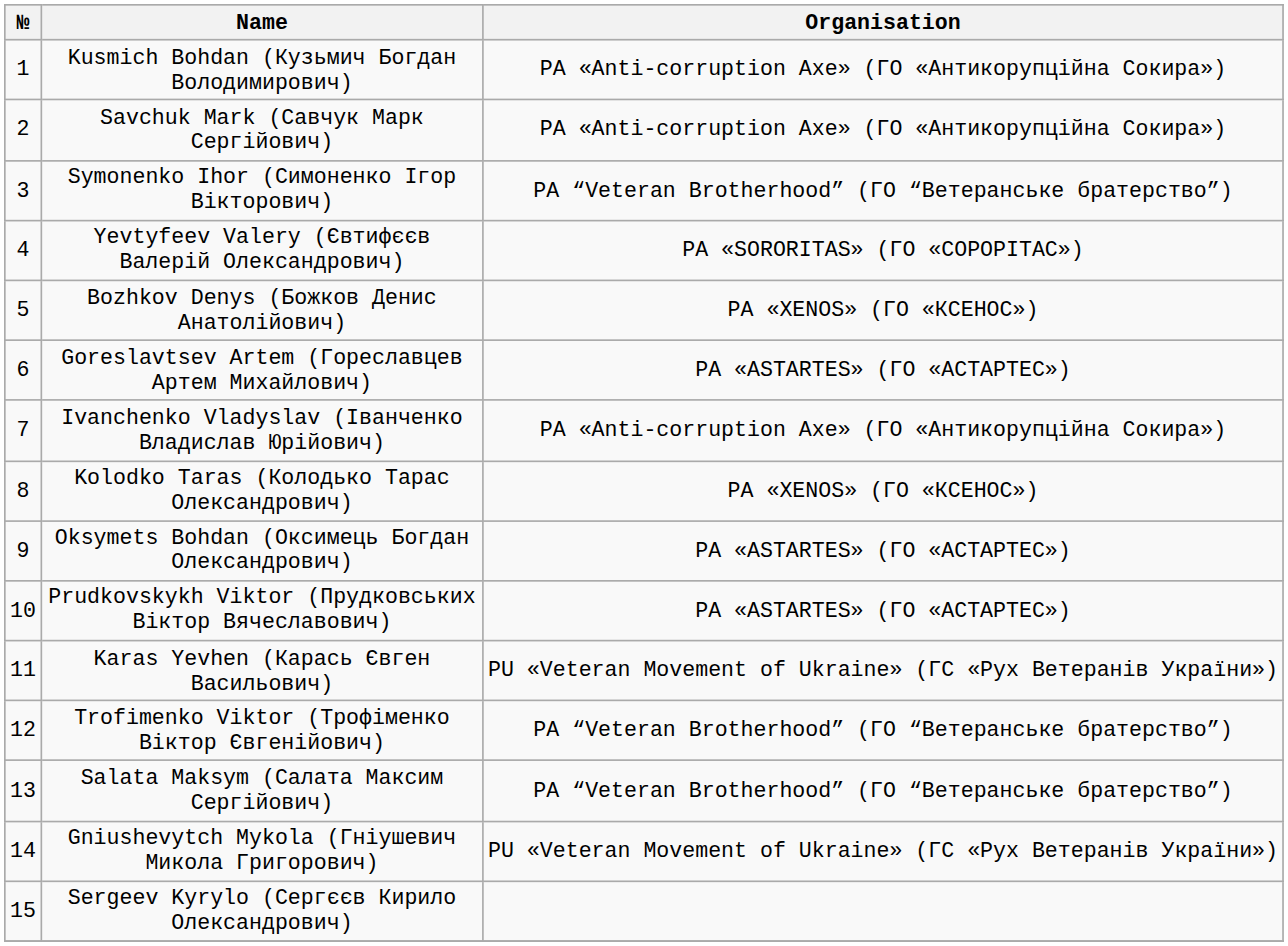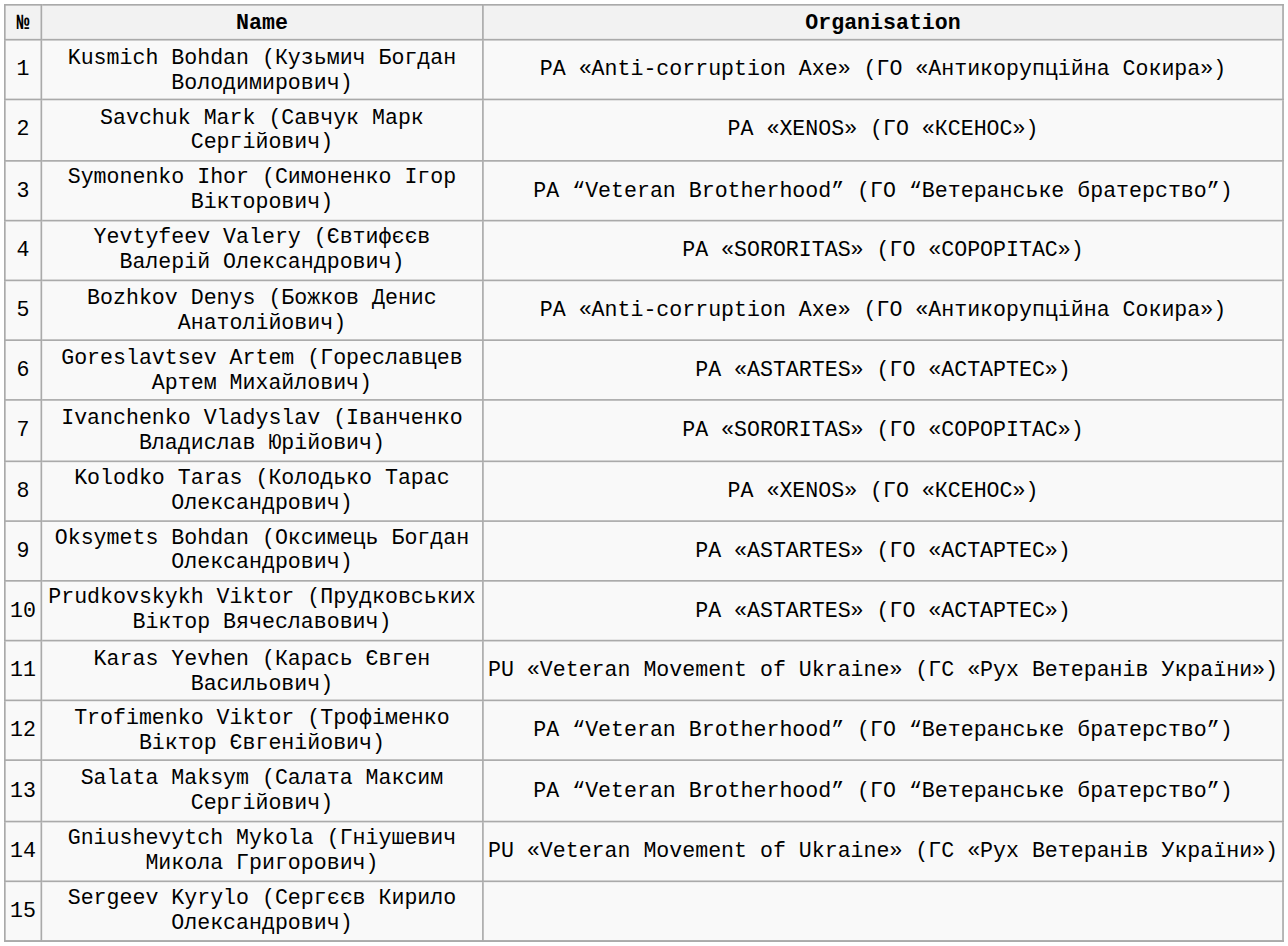(883, 130) PA «Anti-corruption Axe» (ГО «Антикорупційна Сокира») -> (883, 130) PA «XENOS» (ГО «КСЕНОС»)
(883, 310) PA «XENOS» (ГО «КСЕНОС») -> (883, 310) PA «Anti-corruption Axe» (ГО «Антикорупційна Сокира»)
(883, 430) PA «Anti-corruption Axe» (ГО «Антикорупційна Сокира») -> (883, 430) PA «SORORITAS» (ГО «СОРОРІТАС»)
